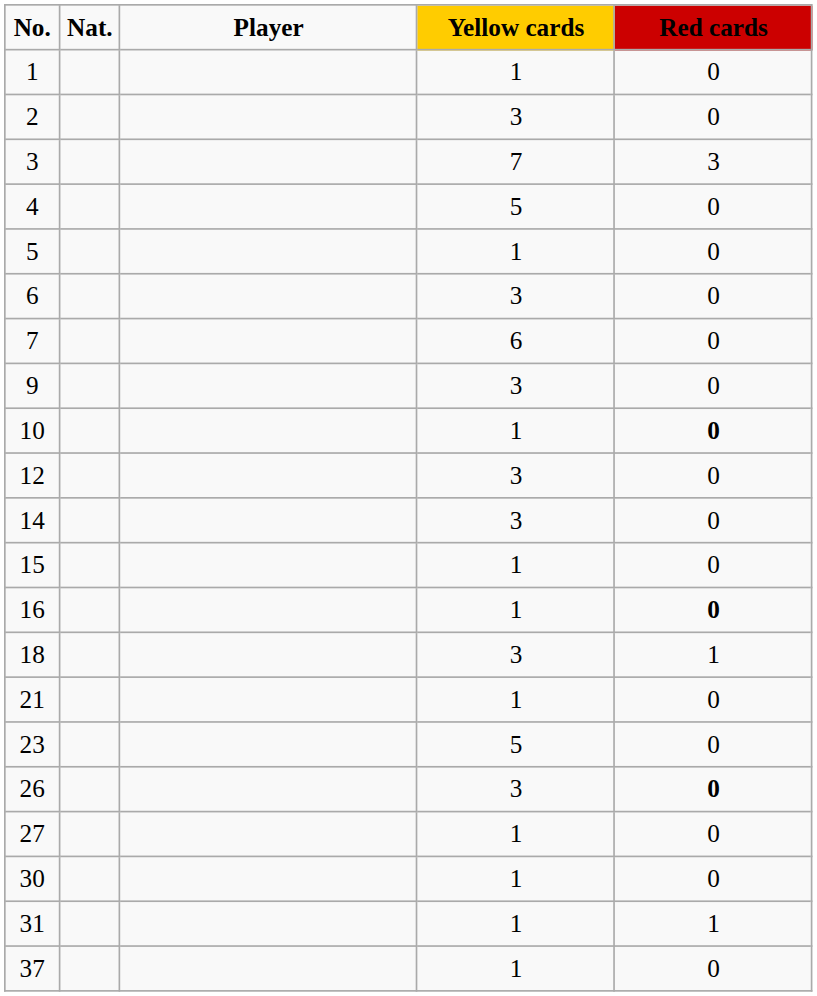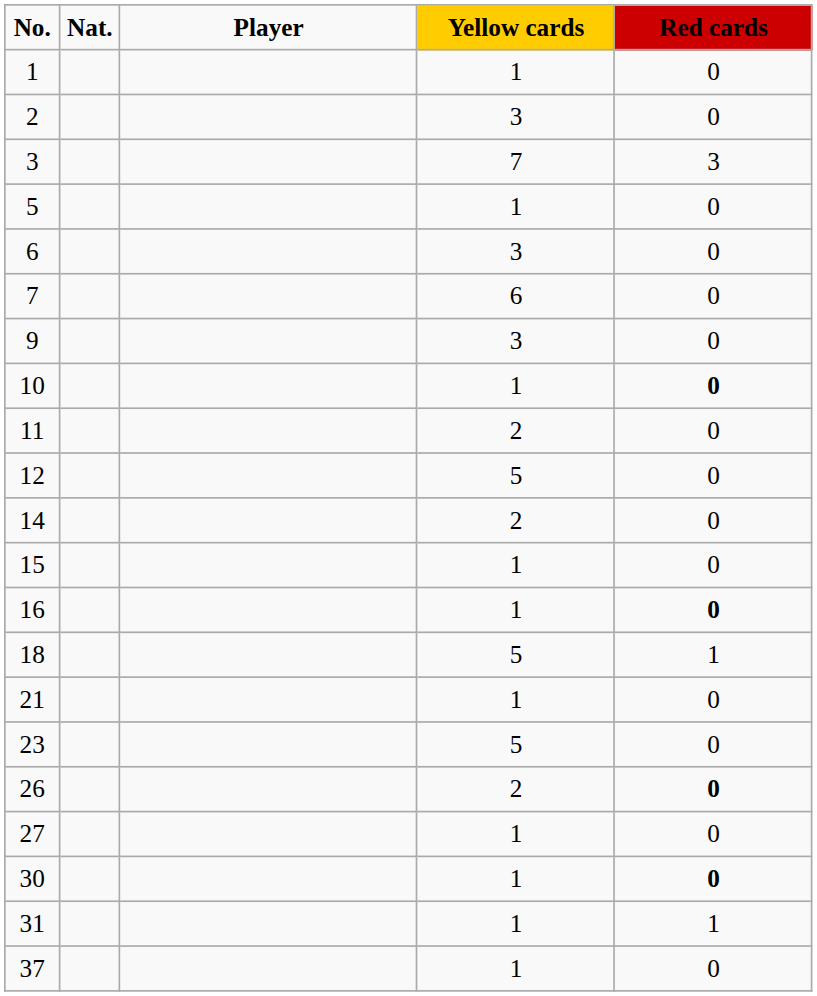- row: (32, 206)
+ row: (32, 430)
(516, 475) 3 -> (516, 475) 5
(516, 520) 3 -> (516, 520) 2
(516, 654) 3 -> (516, 654) 5
(516, 789) 3 -> (516, 789) 2
(714, 878) normal -> (714, 878) bold
